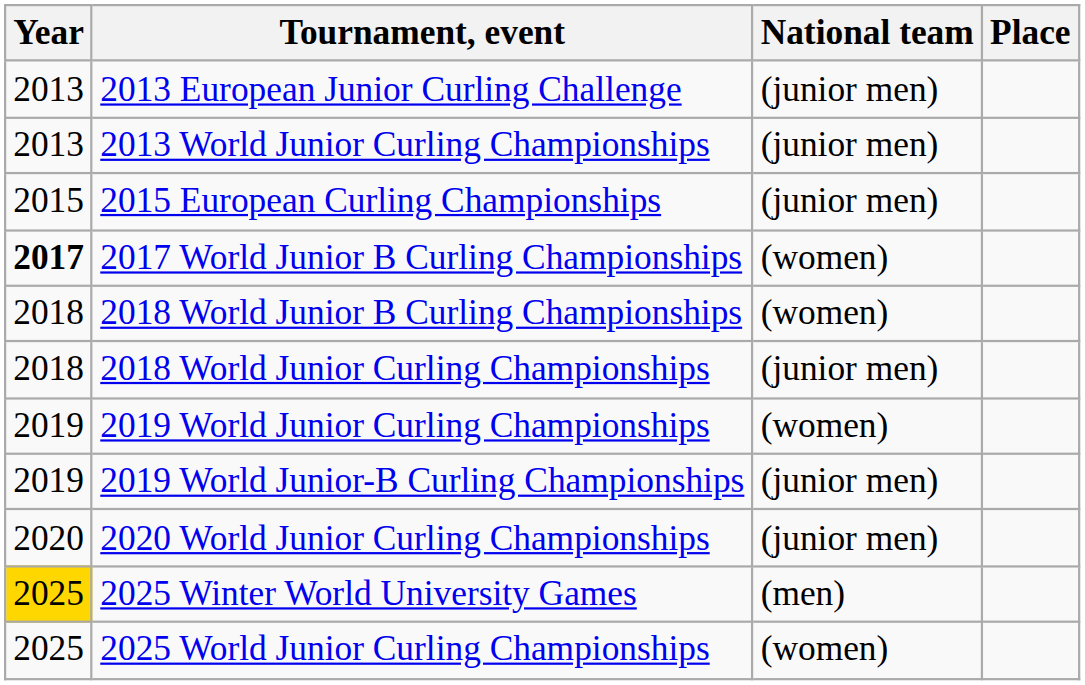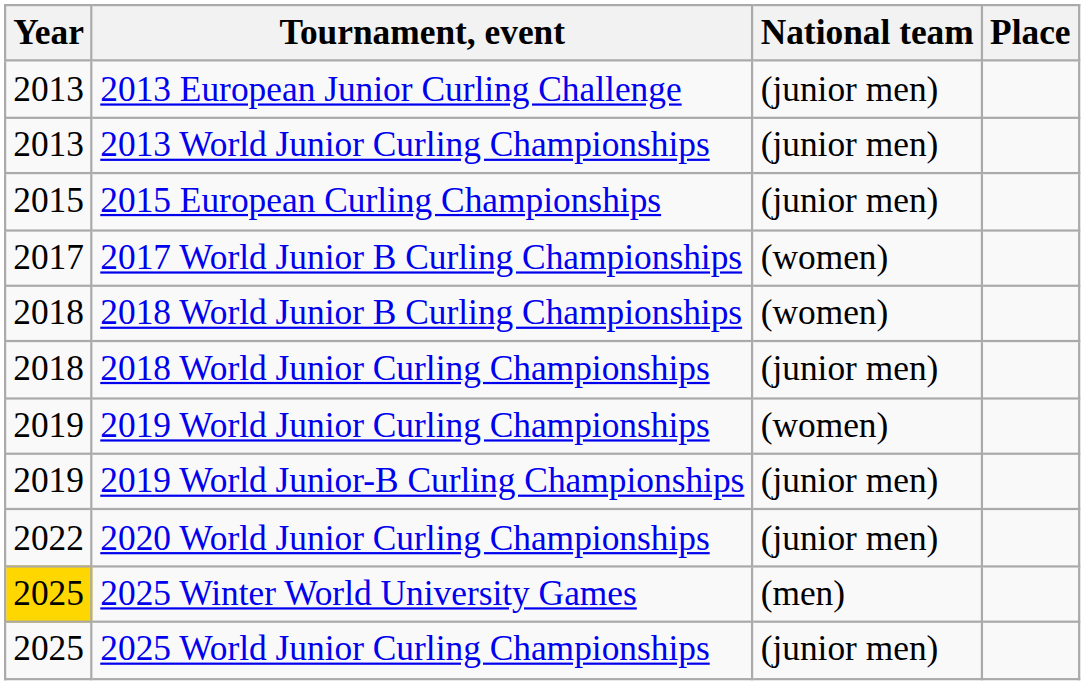(49, 256) bold -> (49, 256) normal
(49, 537) 2020 -> (49, 537) 2022
(824, 649) (women) -> (850, 649) (junior men)
